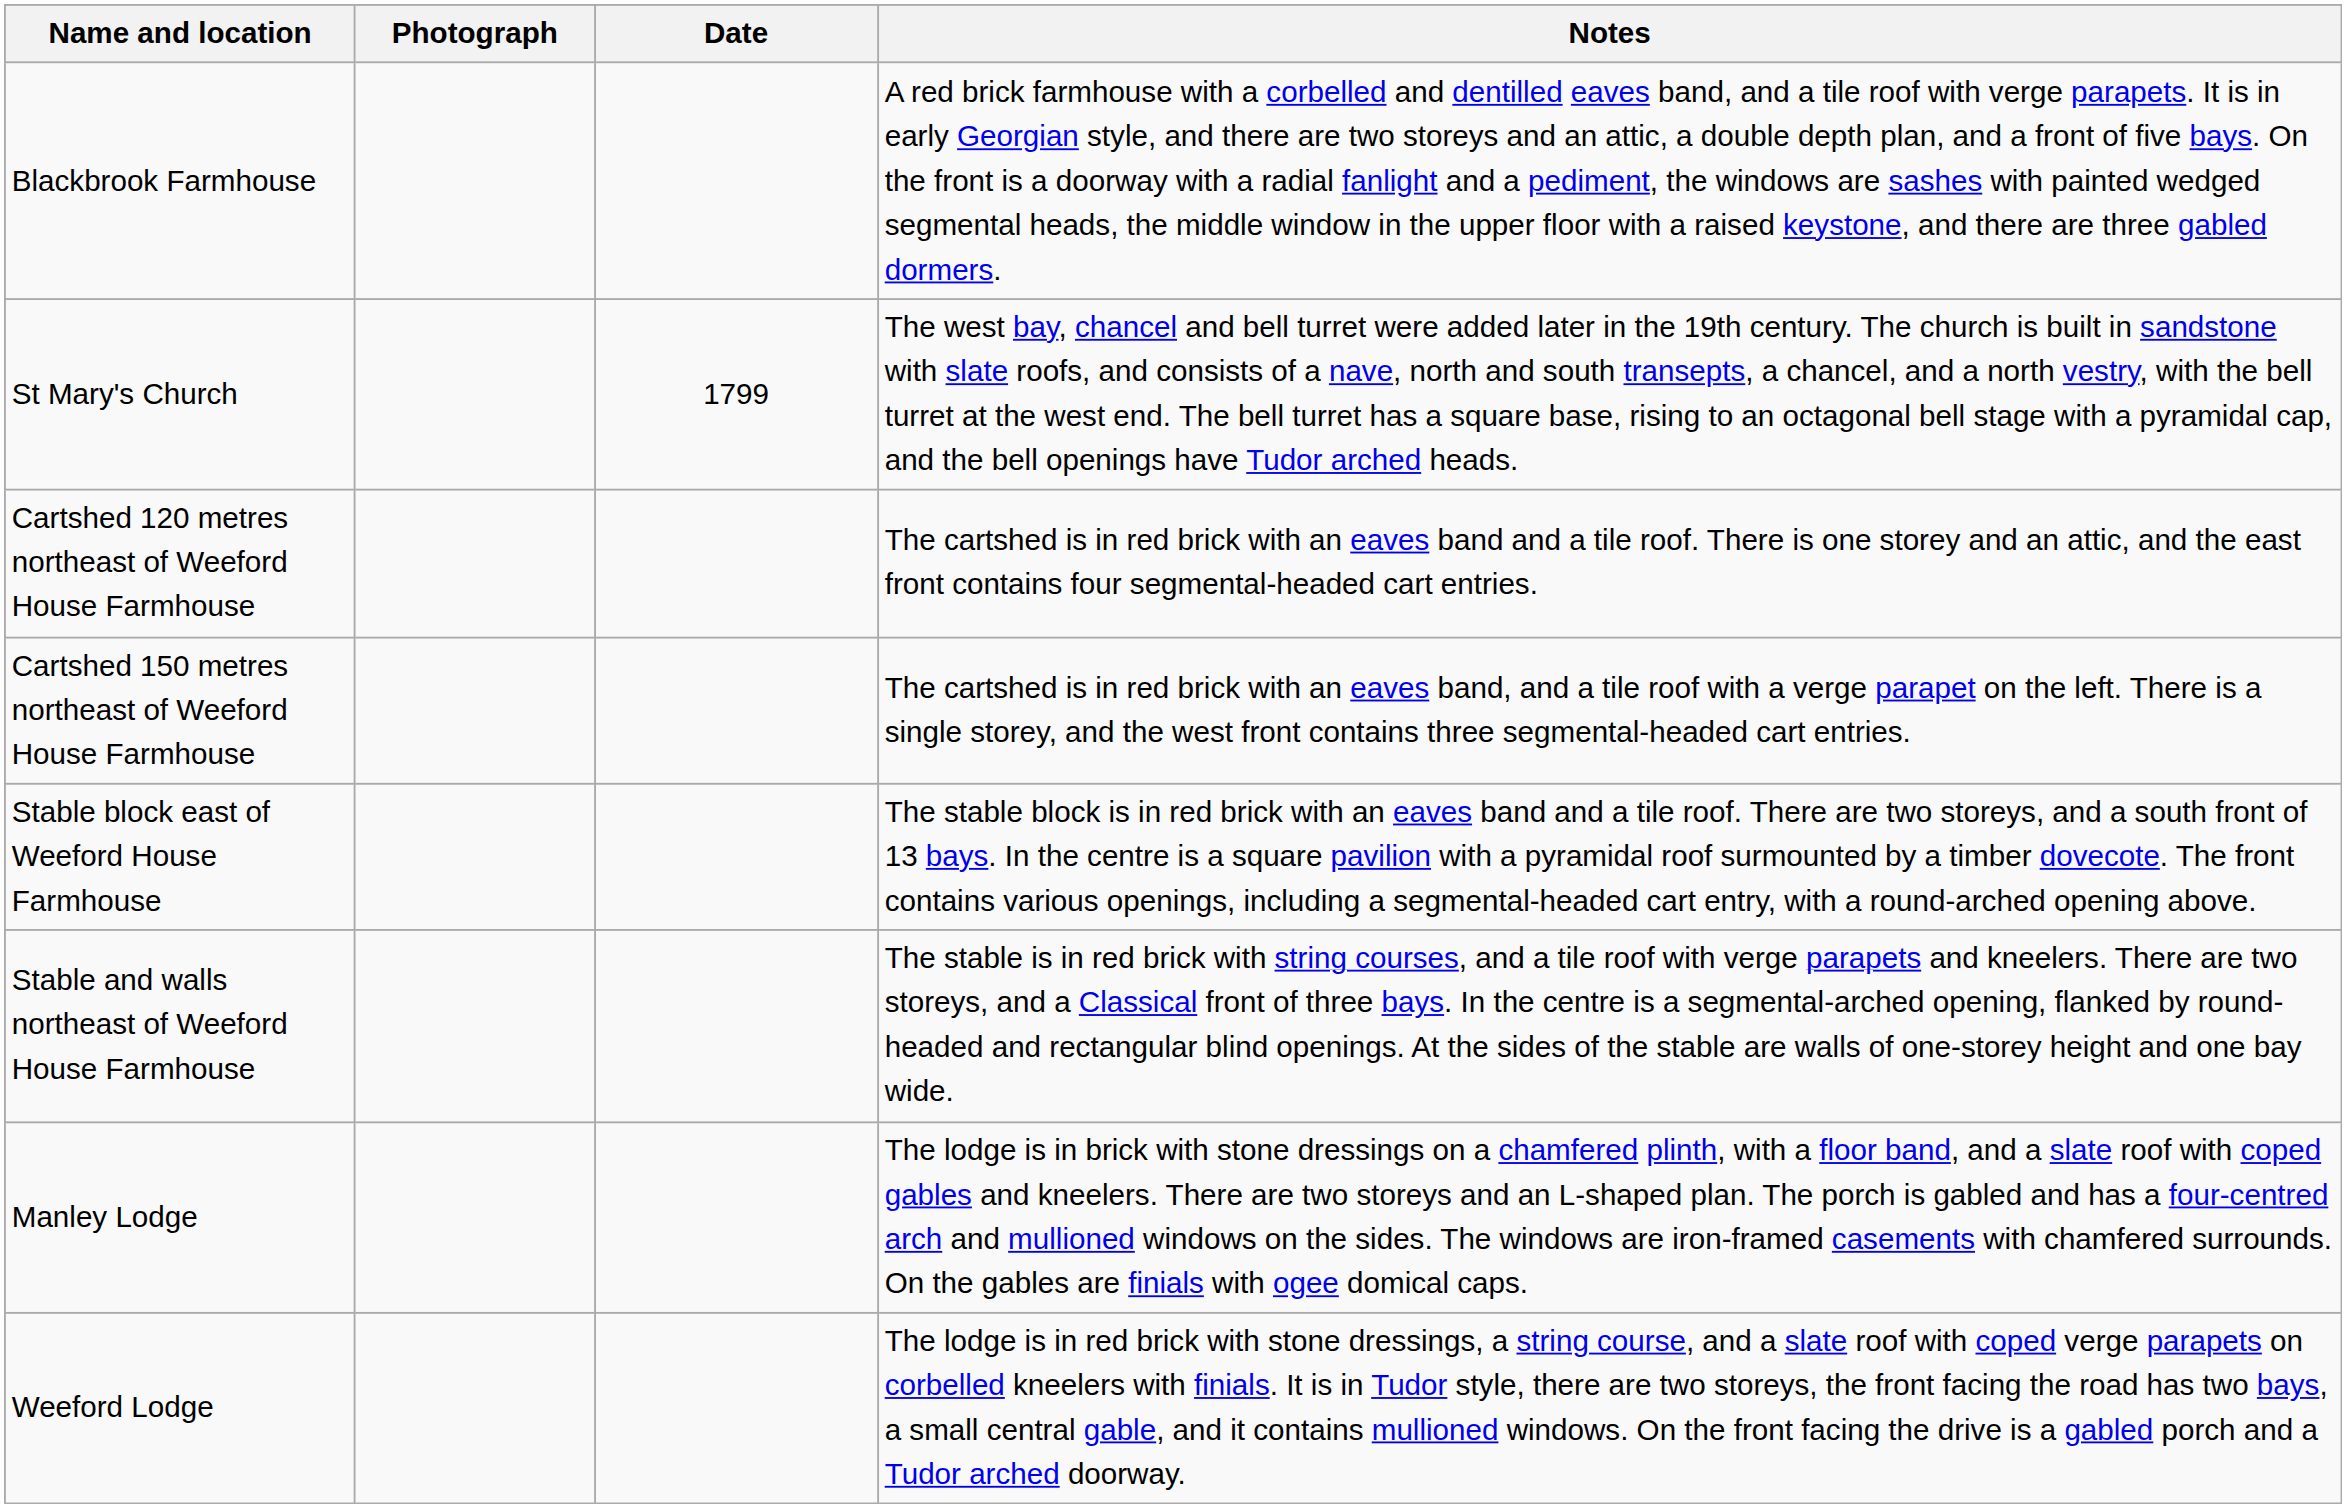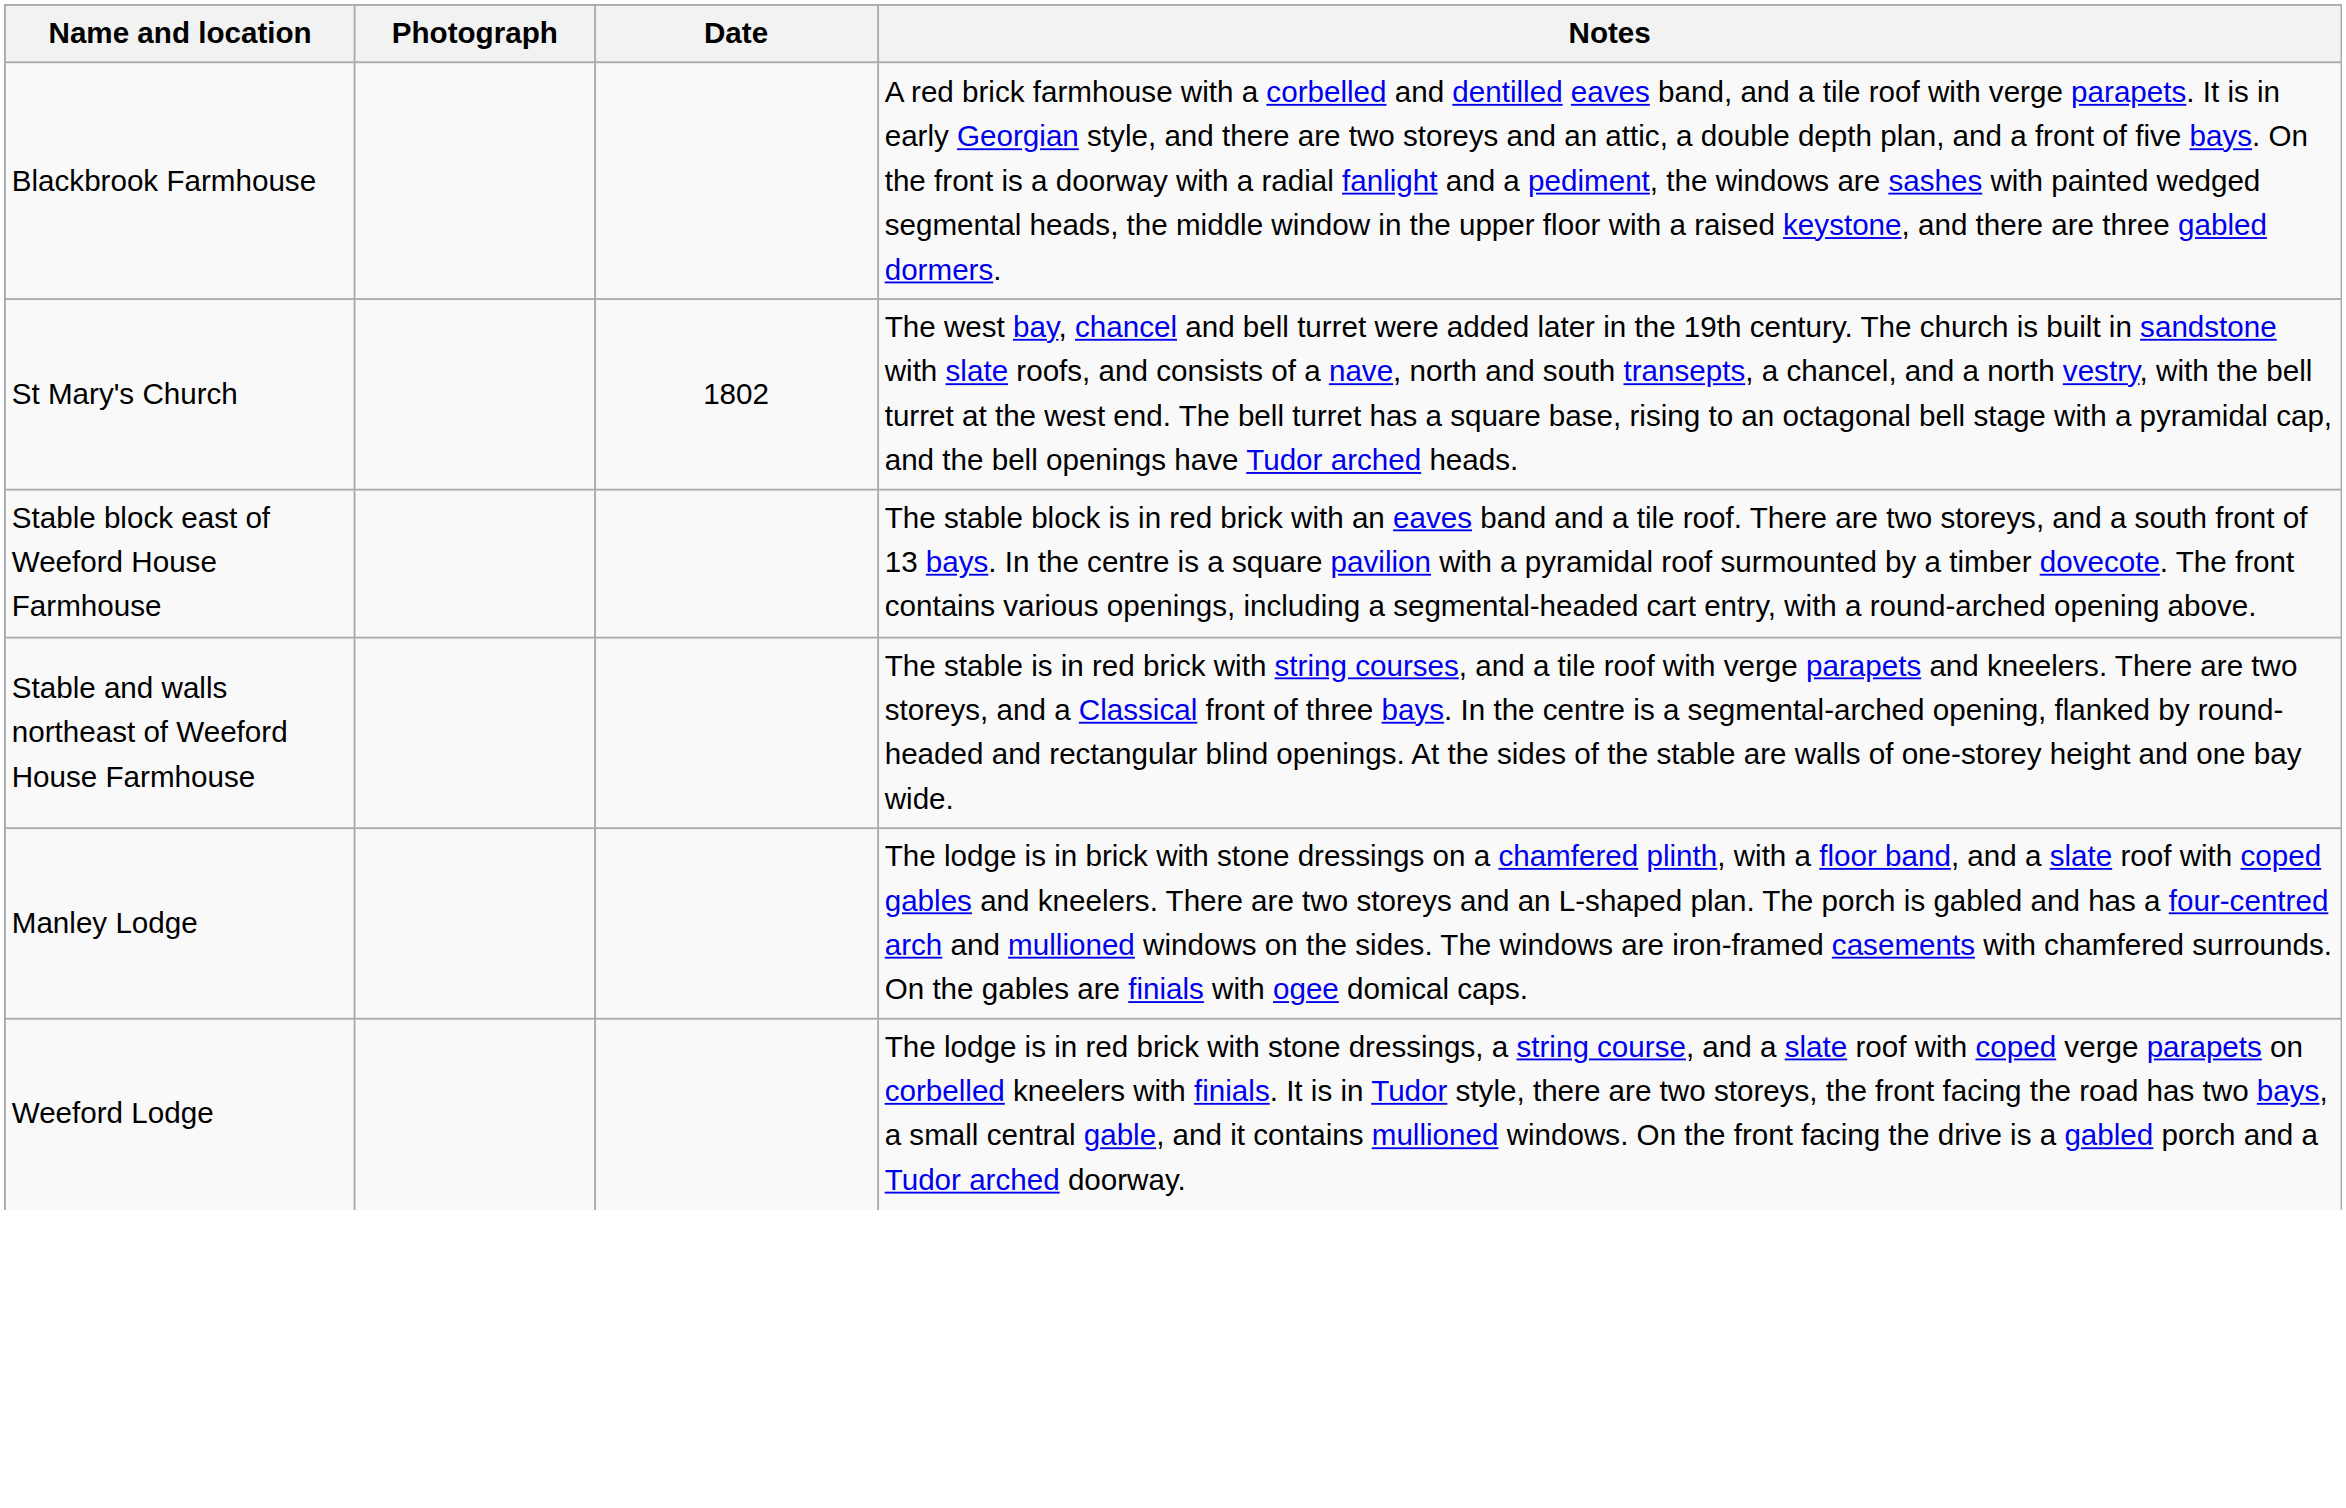(736, 393) 1799 -> (736, 393) 1802
- row: (150, 562)
- row: (150, 709)
